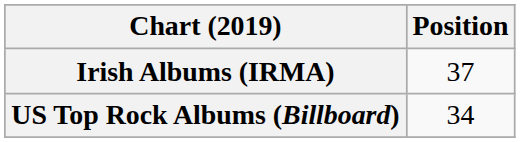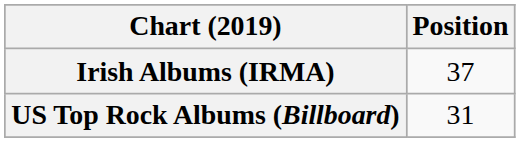(460, 114) 34 -> (460, 114) 31
